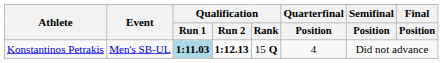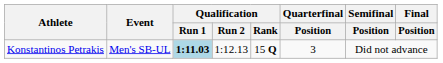(232, 49) bold -> (231, 49) normal
(314, 49) 4 -> (313, 49) 3
